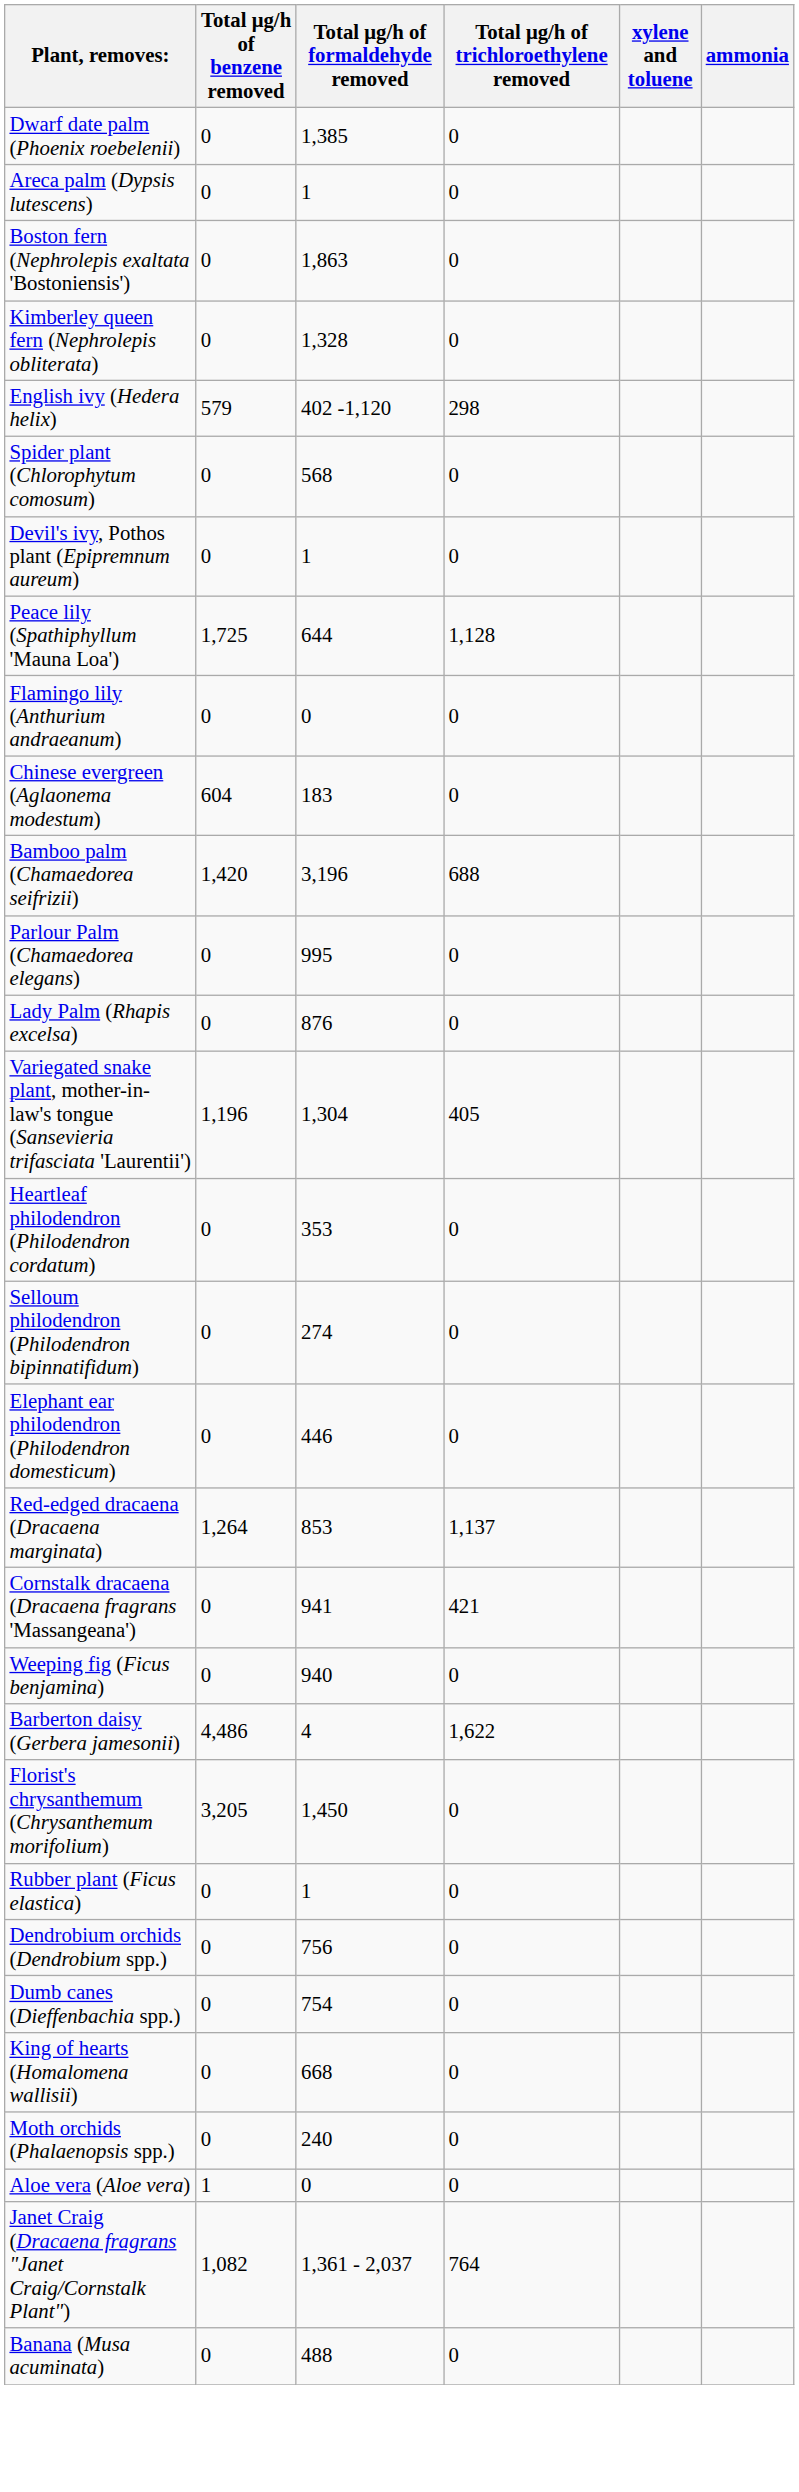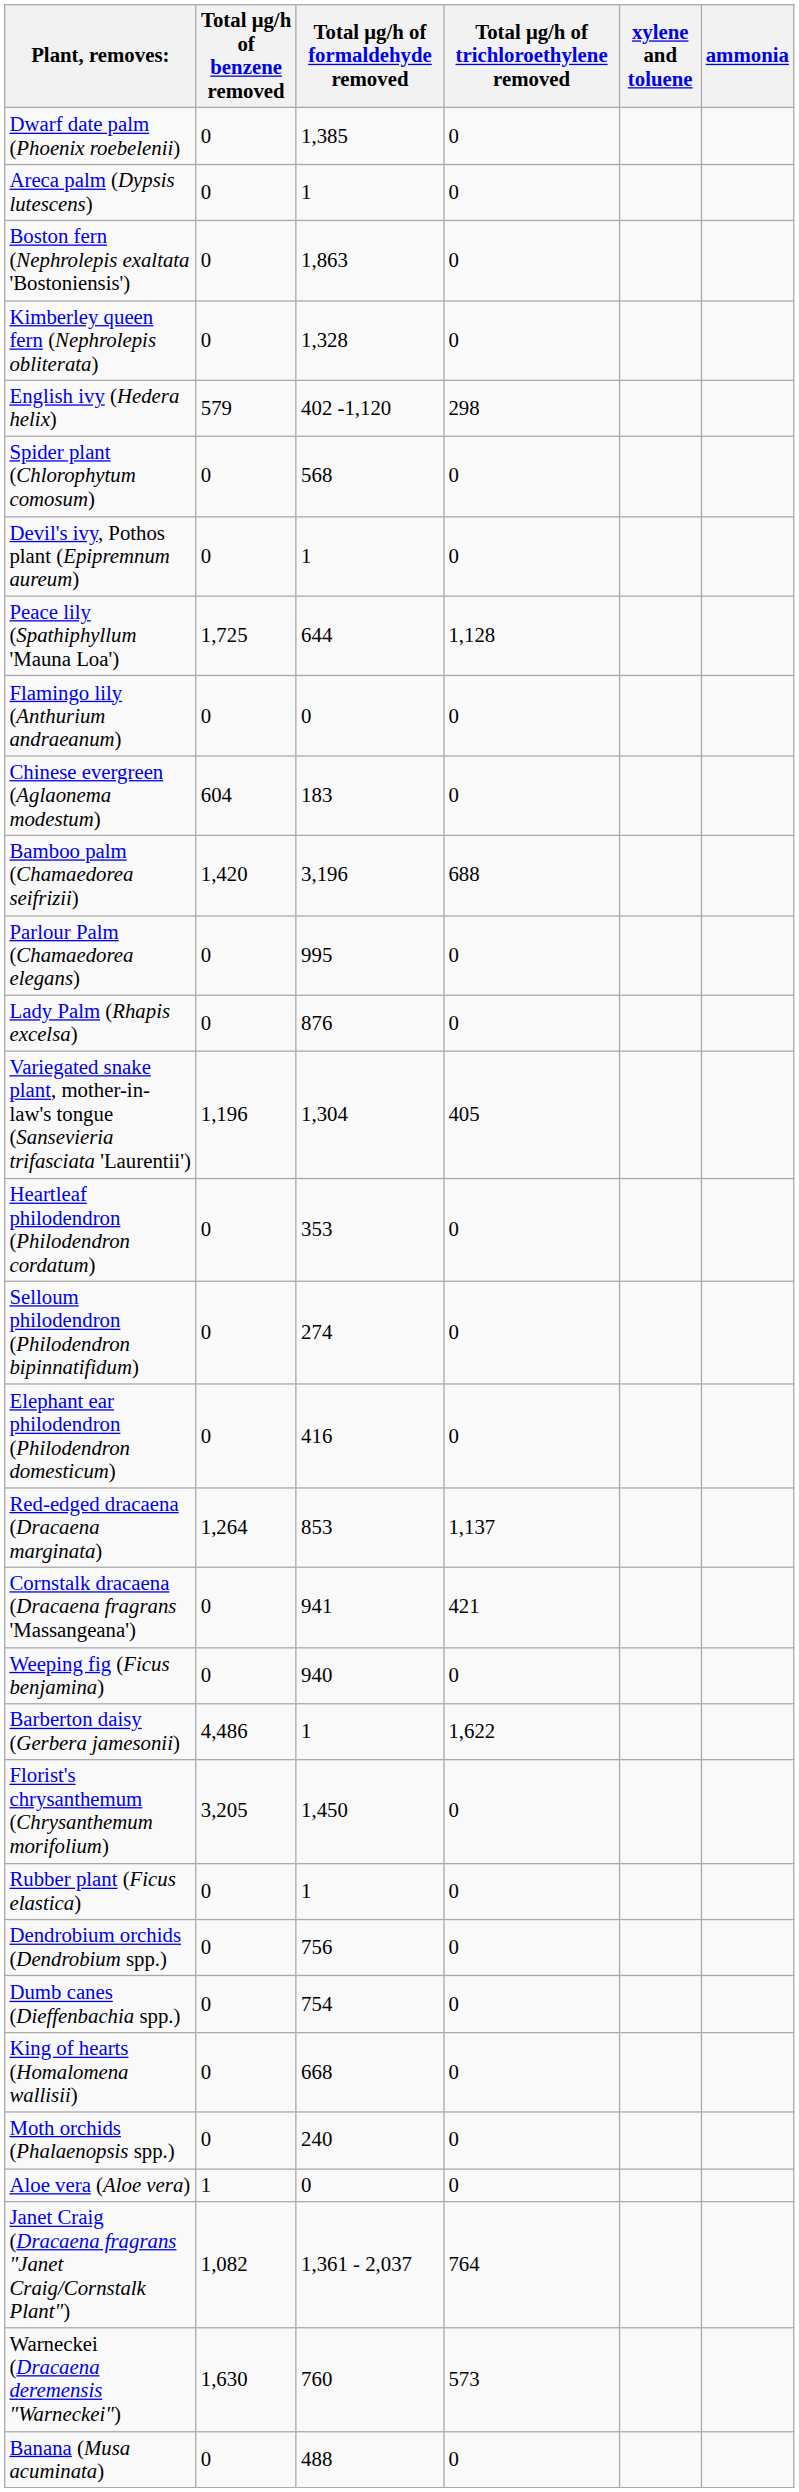(317, 1435) 446 -> (317, 1435) 416
(306, 1731) 4 -> (306, 1731) 1
+ row: (65, 2379)
